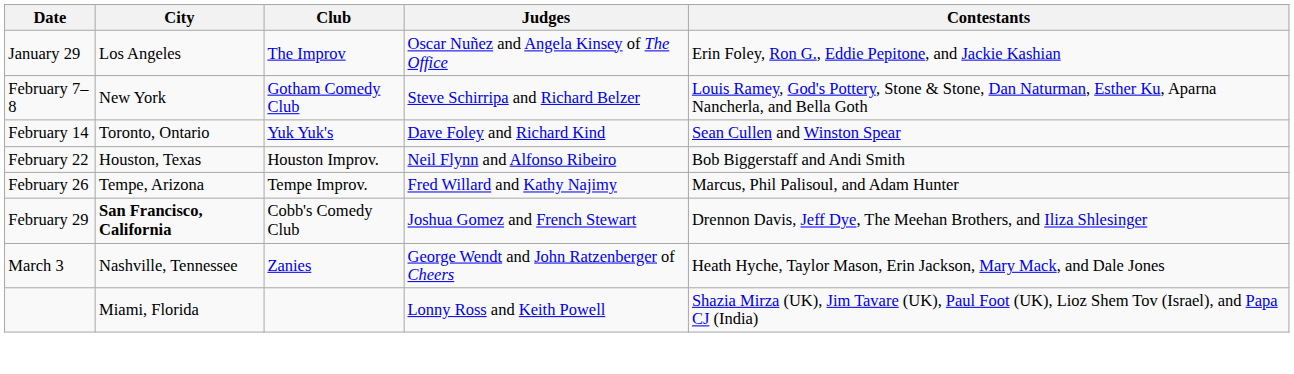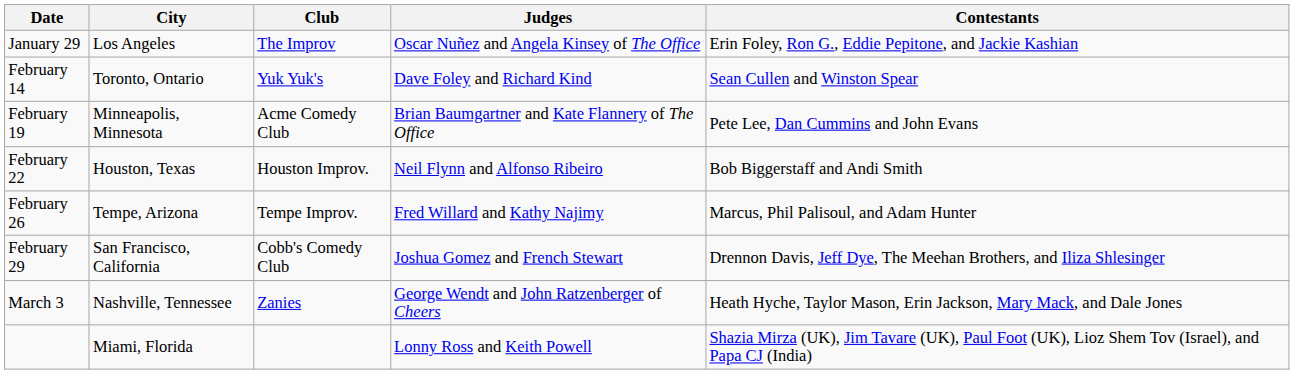- row: (48, 97)
+ row: (38, 123)
(151, 220) bold -> (142, 257) normal
